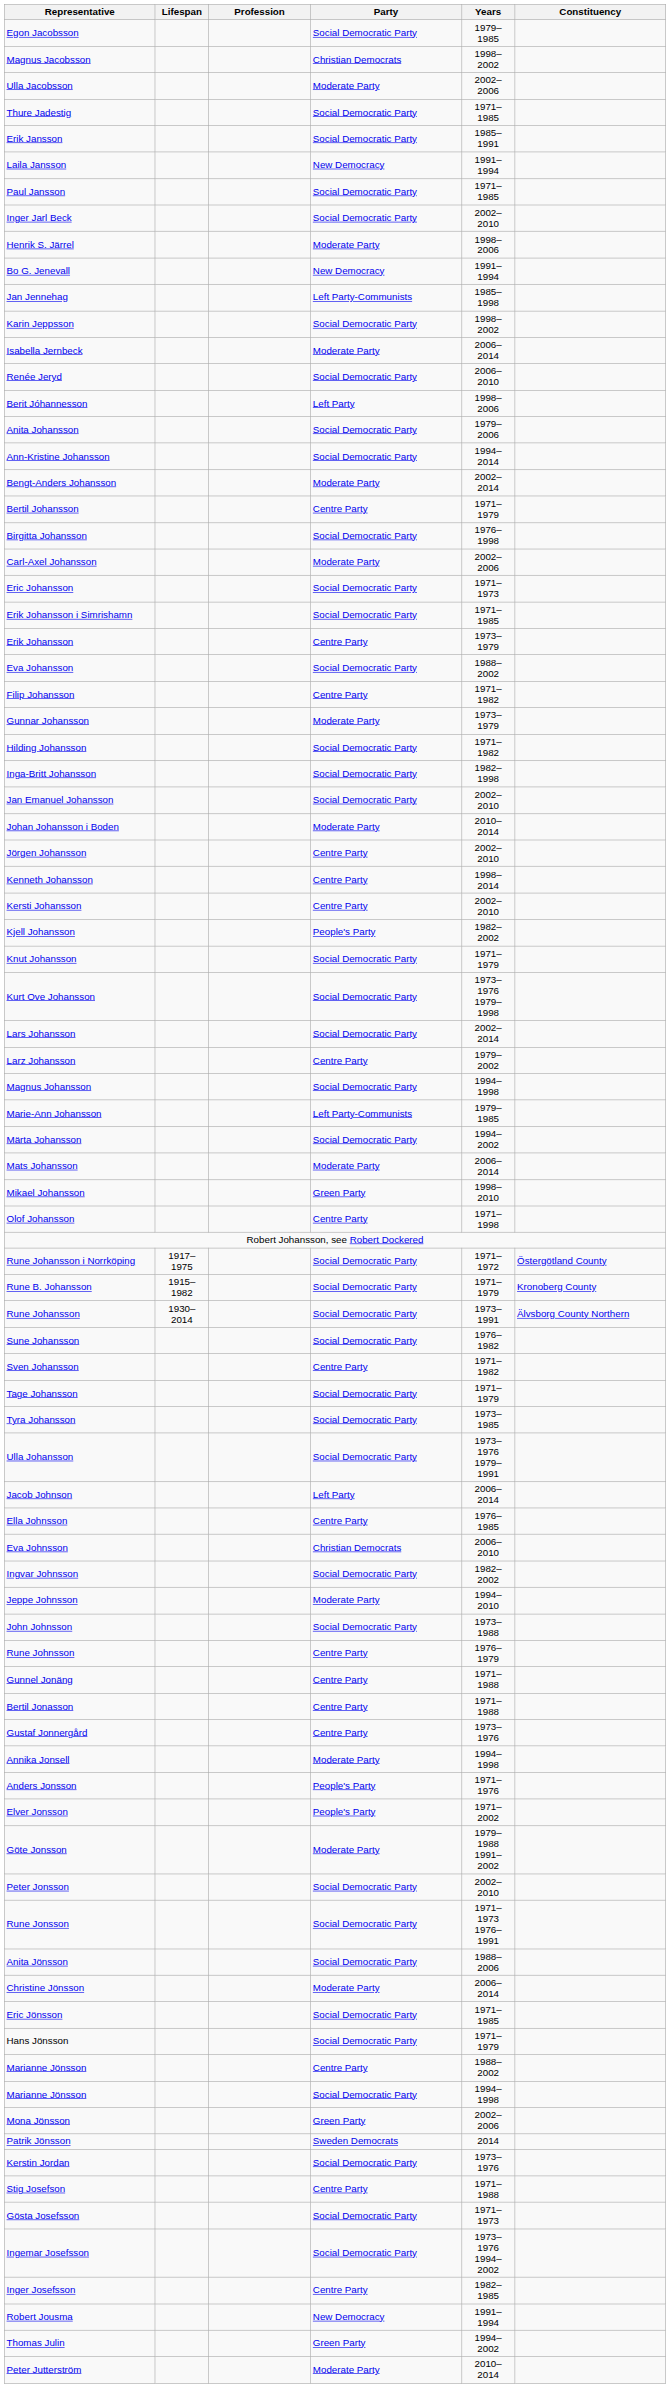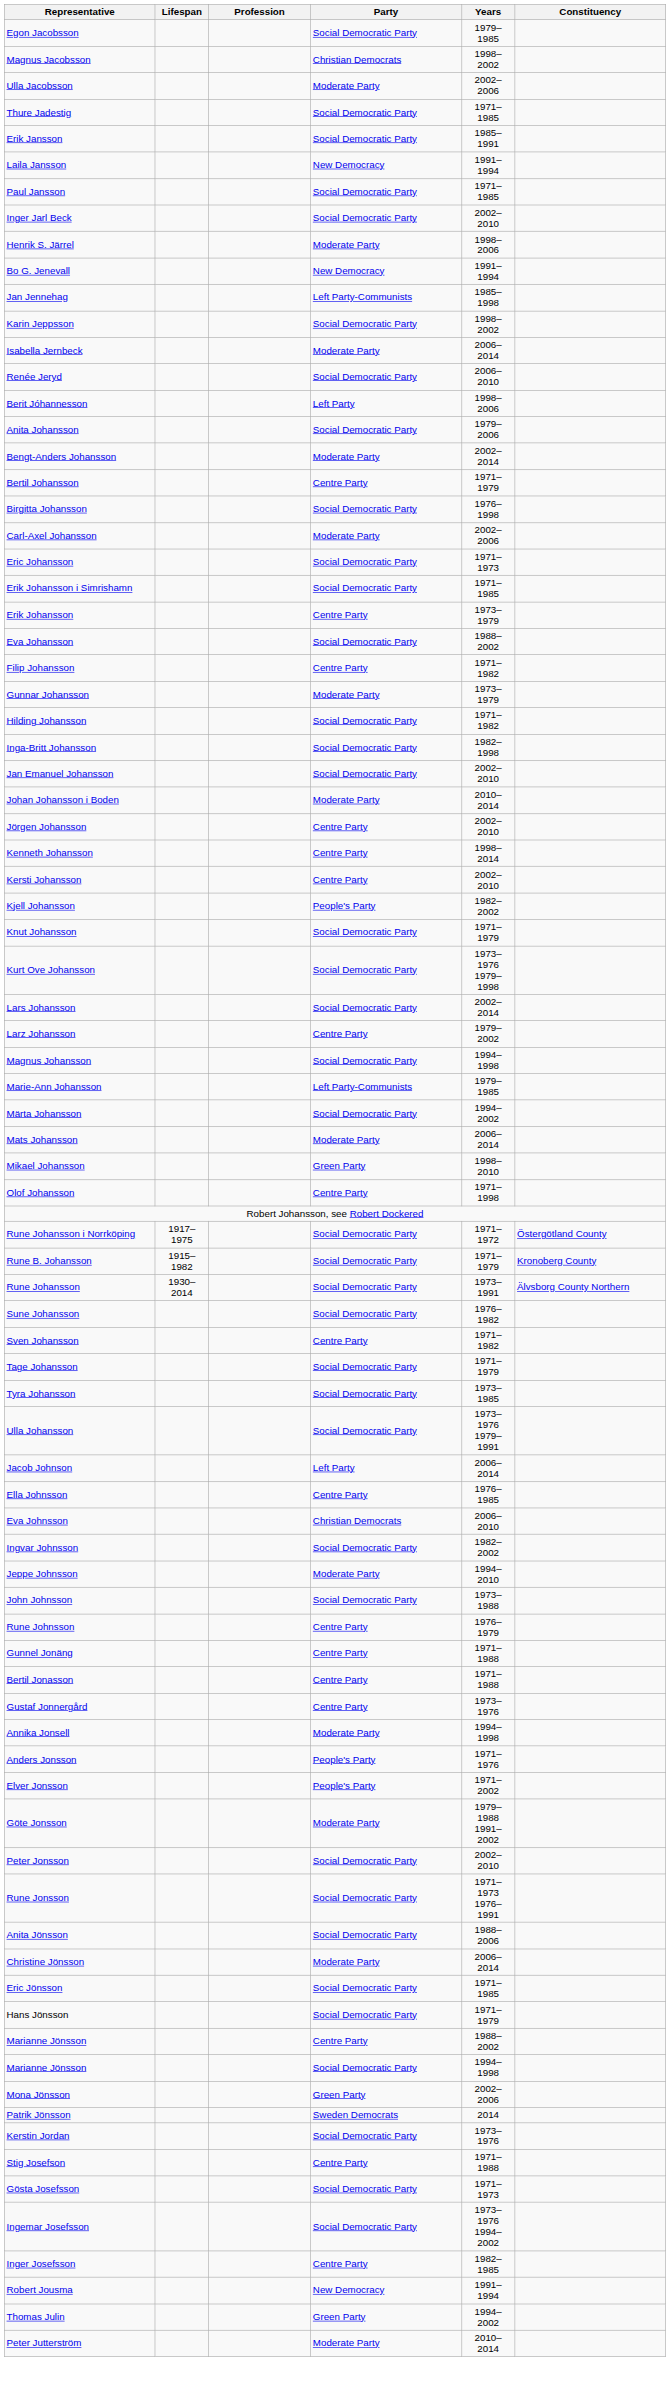- row: (58, 456)
